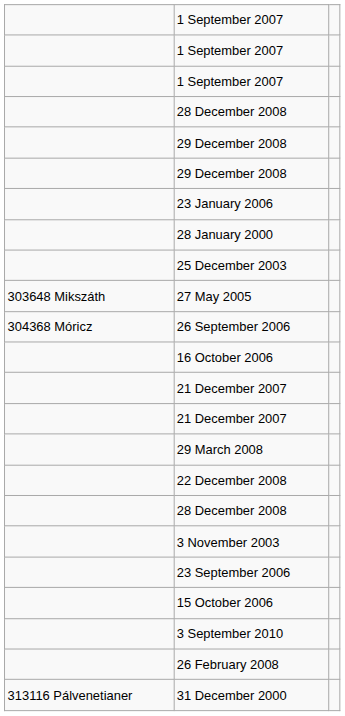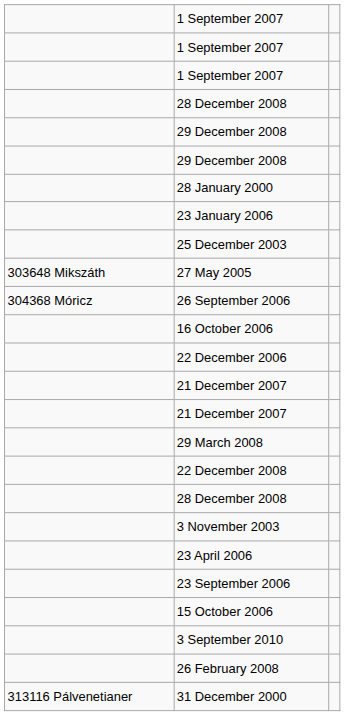rows swapped: (89, 204) <-> (89, 235)
+ row: (89, 357)
+ row: (89, 555)
